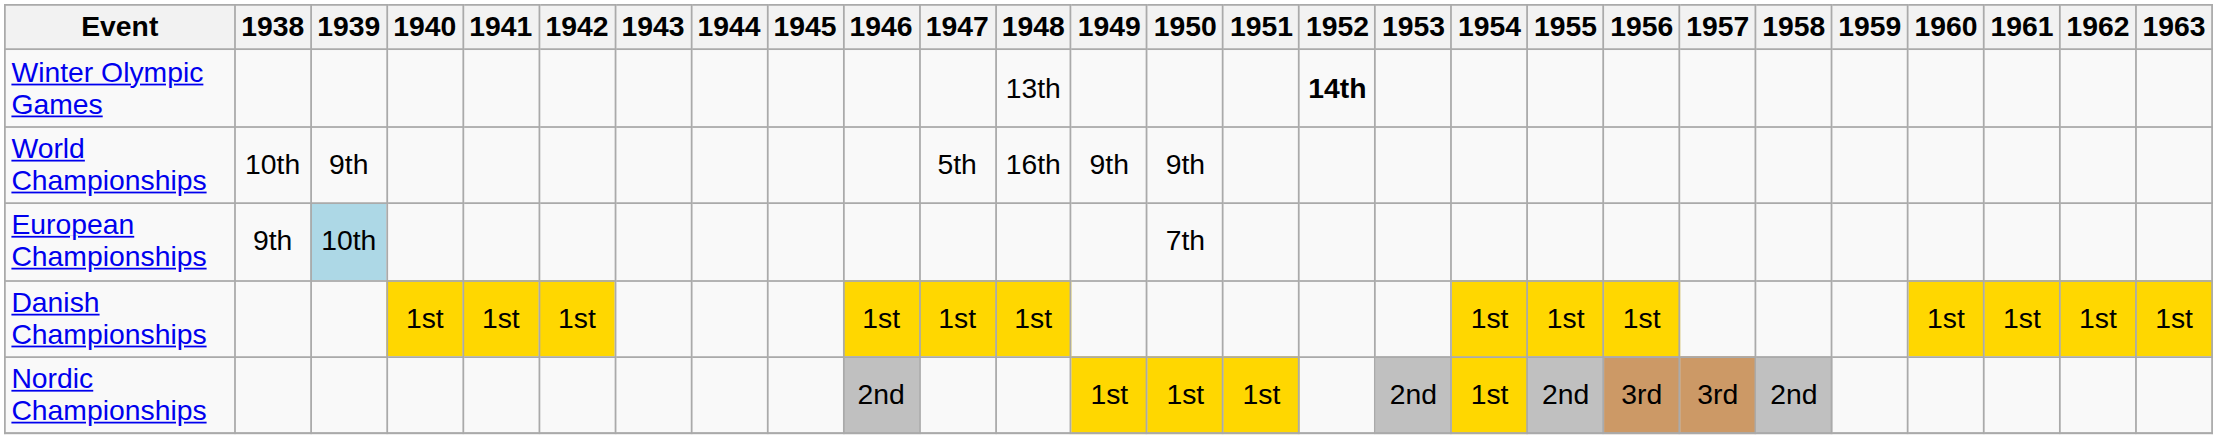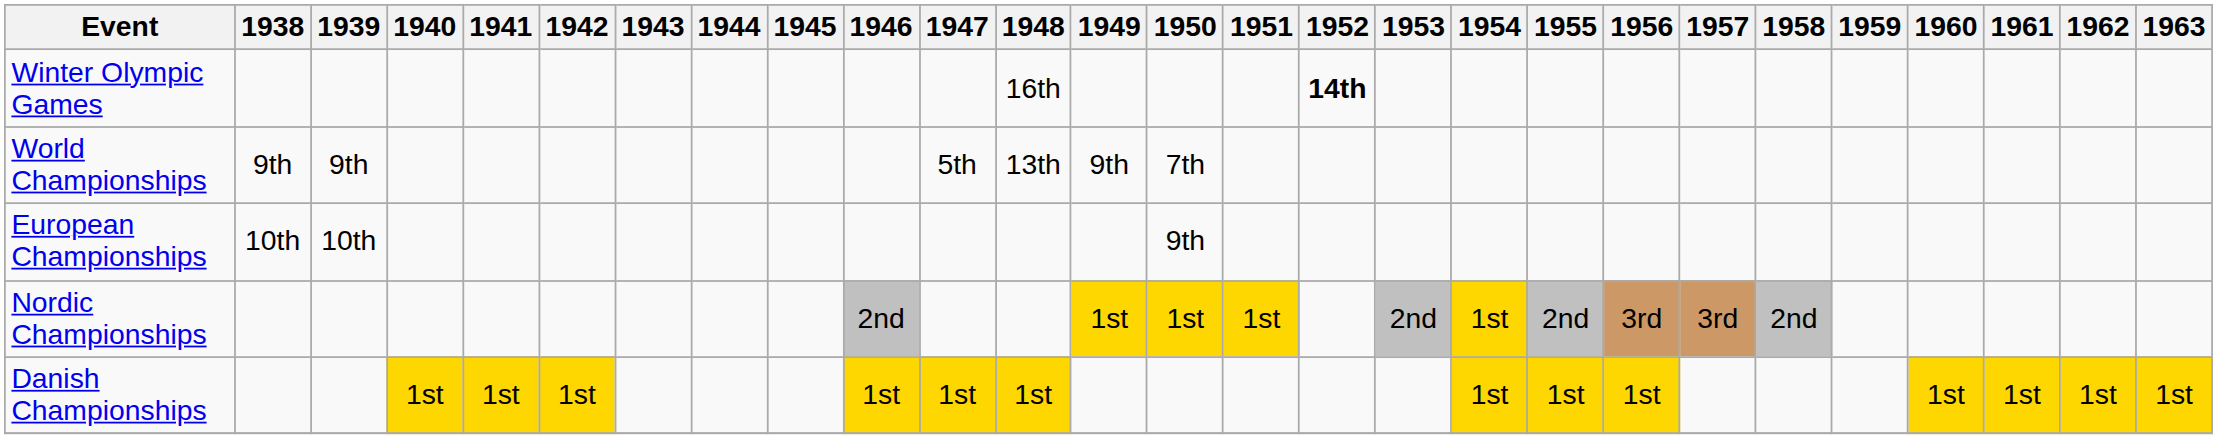(1033, 87) 13th -> (1033, 87) 16th
(273, 164) 10th -> (273, 164) 9th
(1033, 164) 16th -> (1033, 164) 13th
(1185, 164) 9th -> (1185, 164) 7th
(273, 241) 9th -> (273, 241) 10th
(349, 241) lightblue background -> (349, 241) no background
(1185, 241) 7th -> (1185, 241) 9th
rows swapped: (109, 394) <-> (109, 318)
